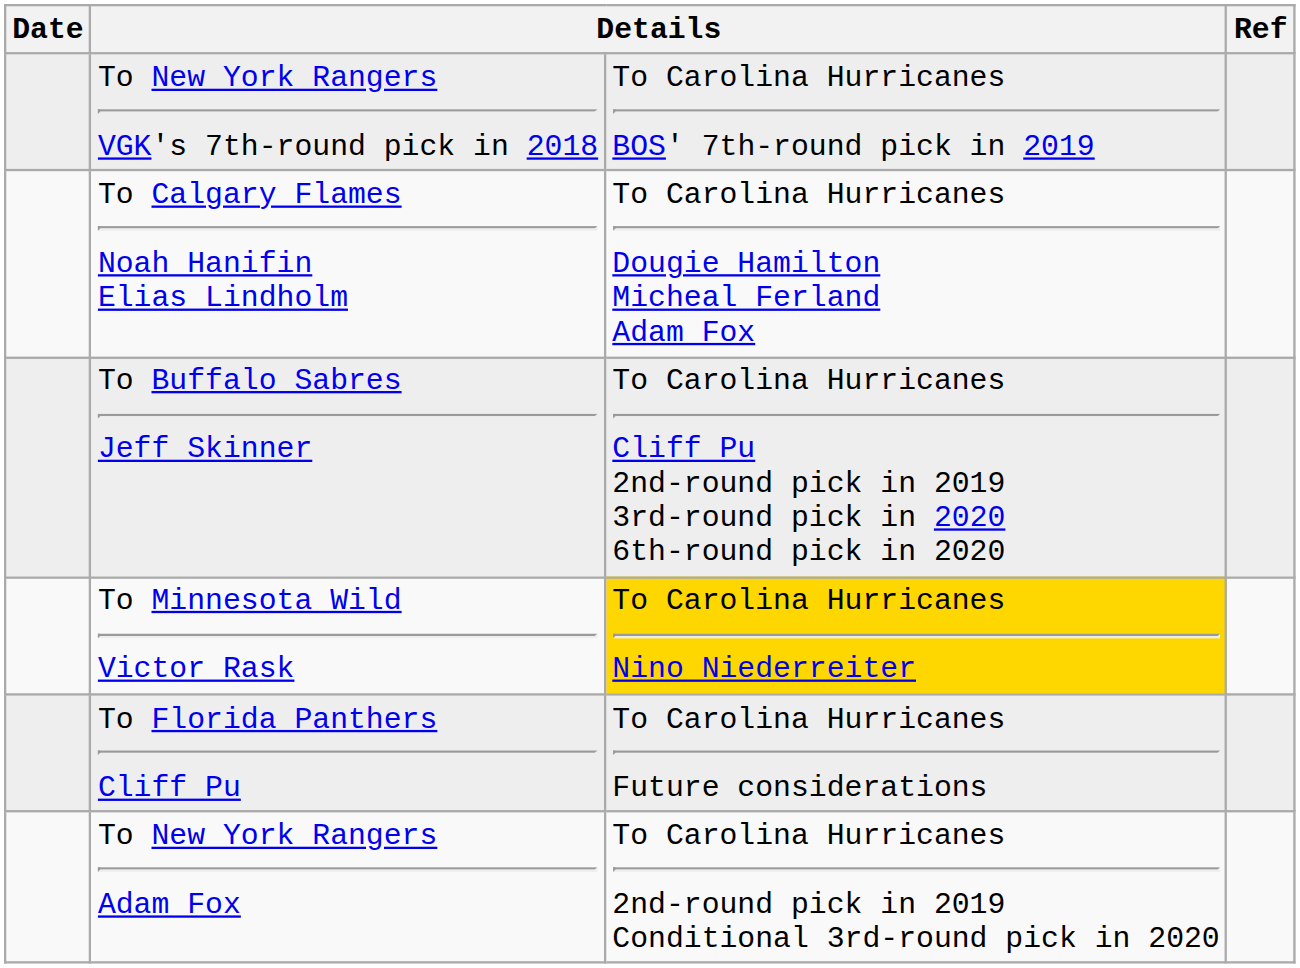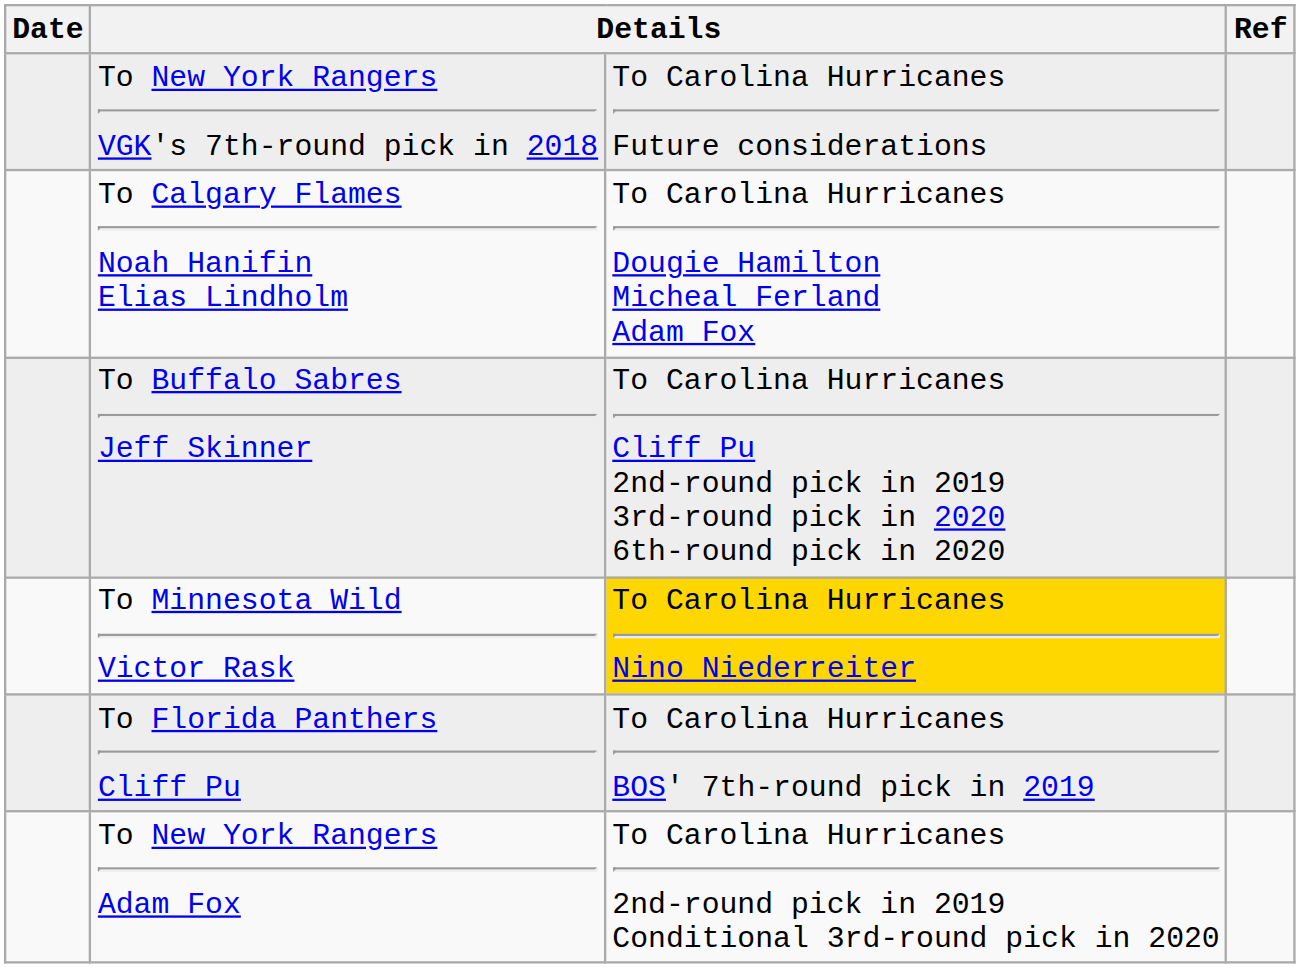(916, 112) To Carolina Hurricanes BOS' 7th-round pick in 2019 -> (916, 112) To Carolina Hurricanes Future considerations
(916, 753) To Carolina Hurricanes Future considerations -> (916, 753) To Carolina Hurricanes BOS' 7th-round pick in 2019
